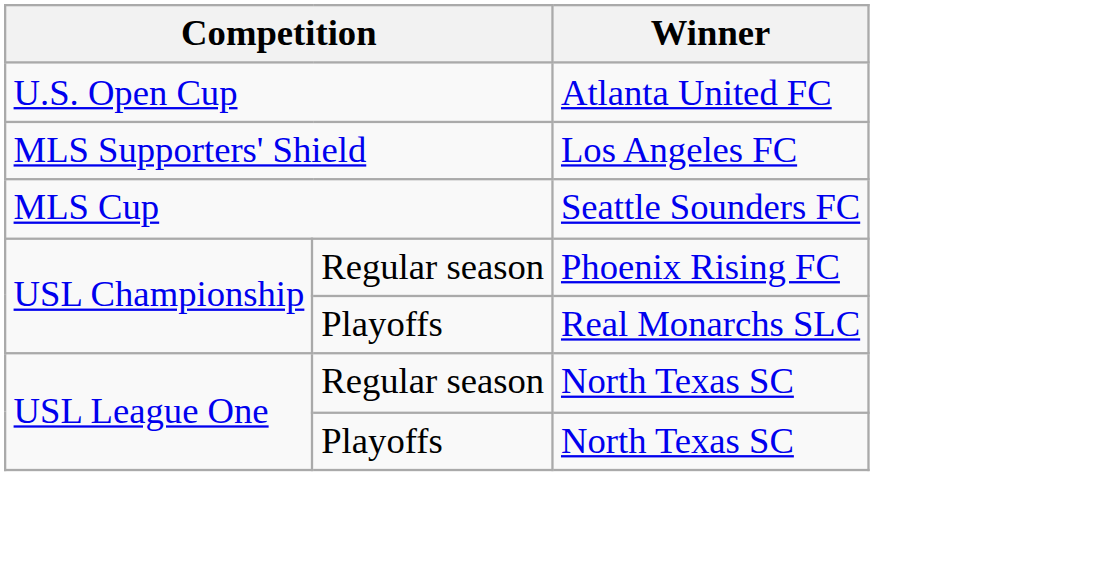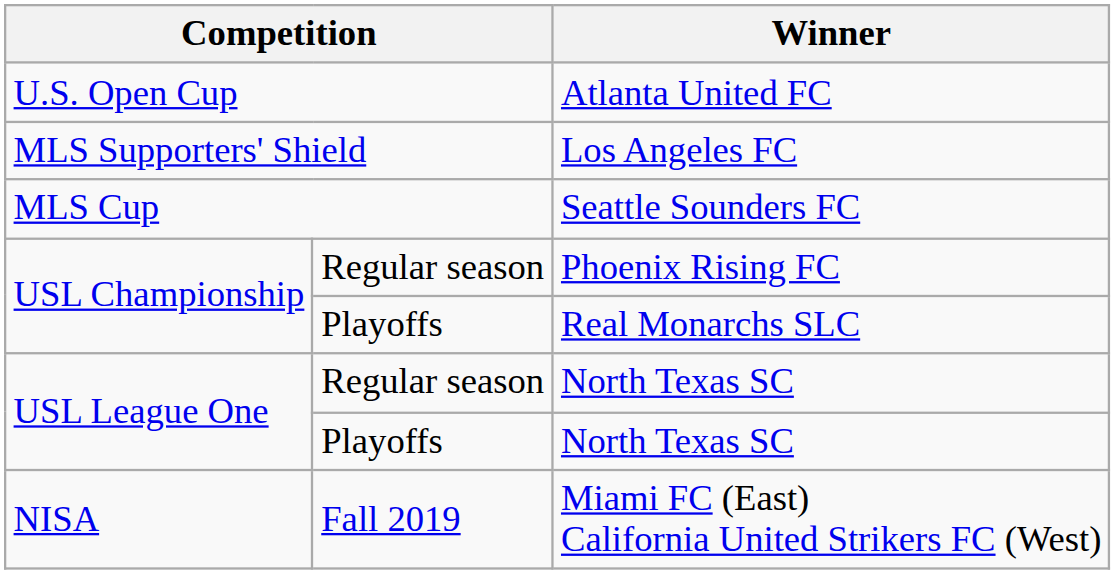+ row: (391, 519)
